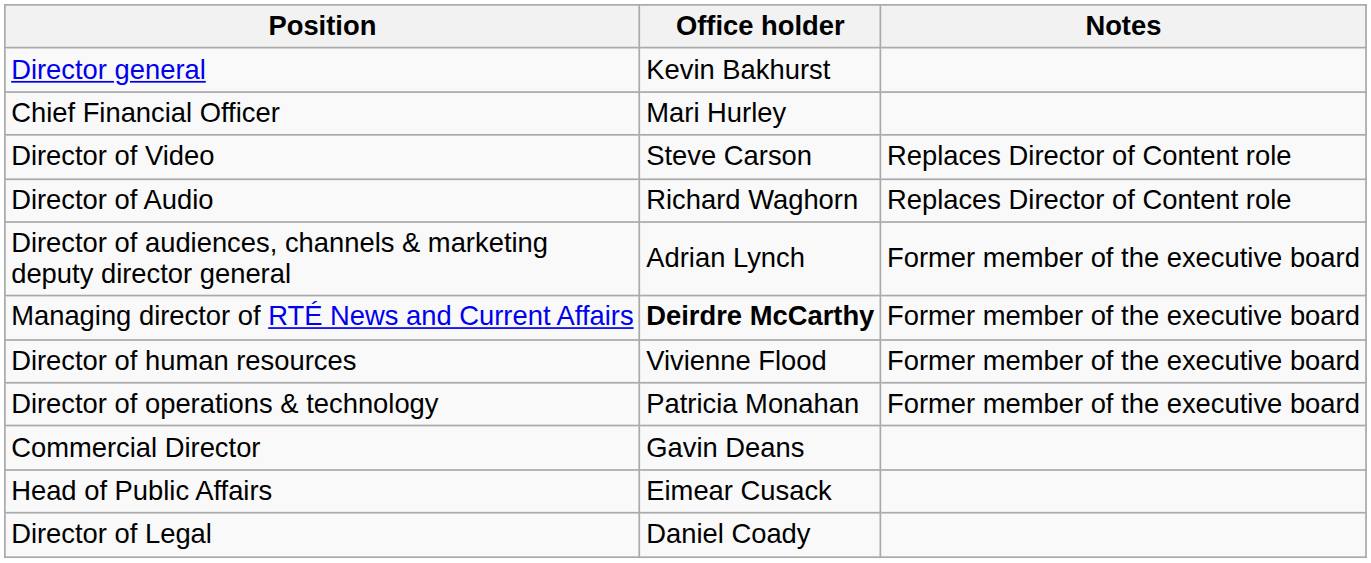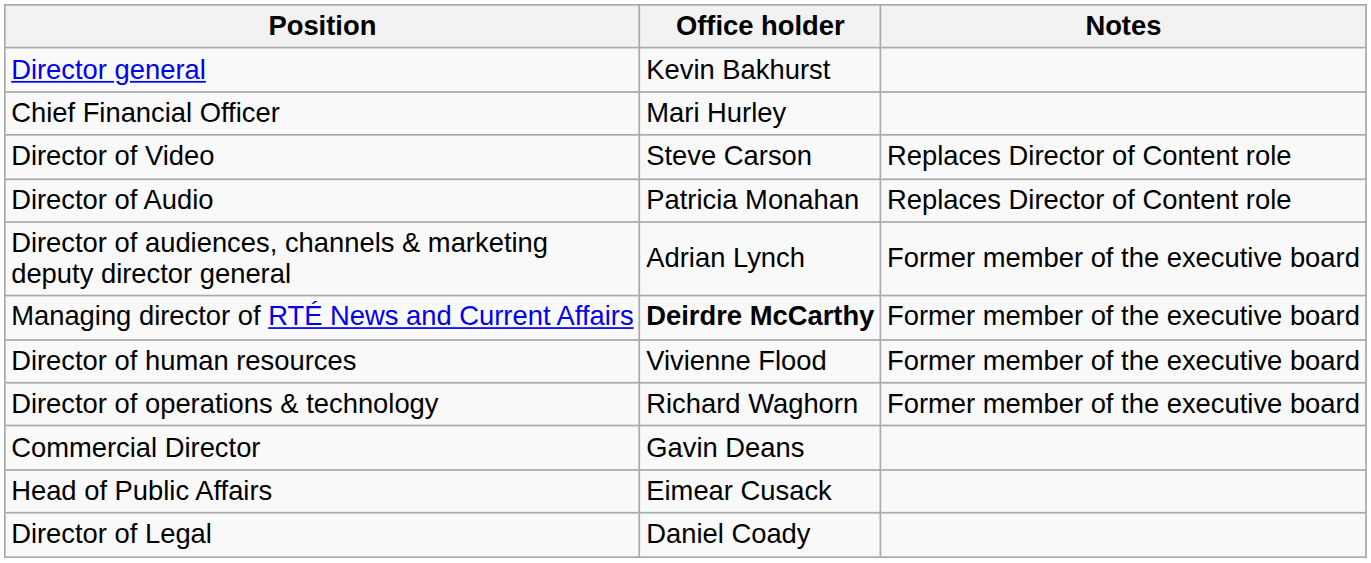(752, 199) Richard Waghorn -> (753, 199) Patricia Monahan
(753, 404) Patricia Monahan -> (752, 404) Richard Waghorn
